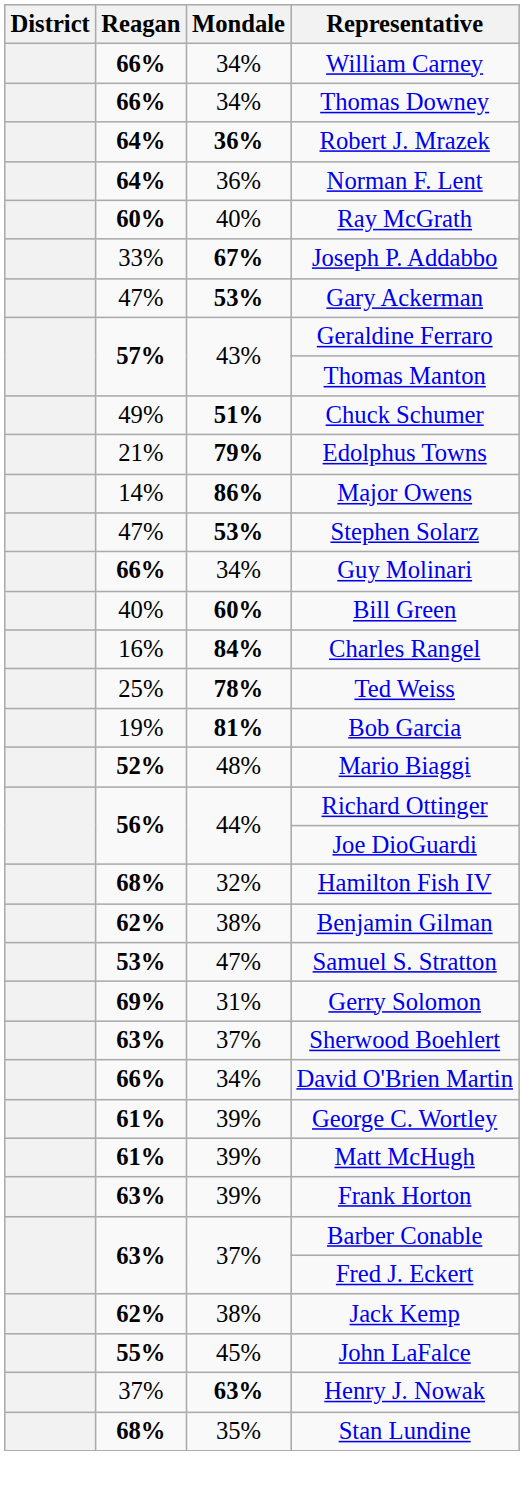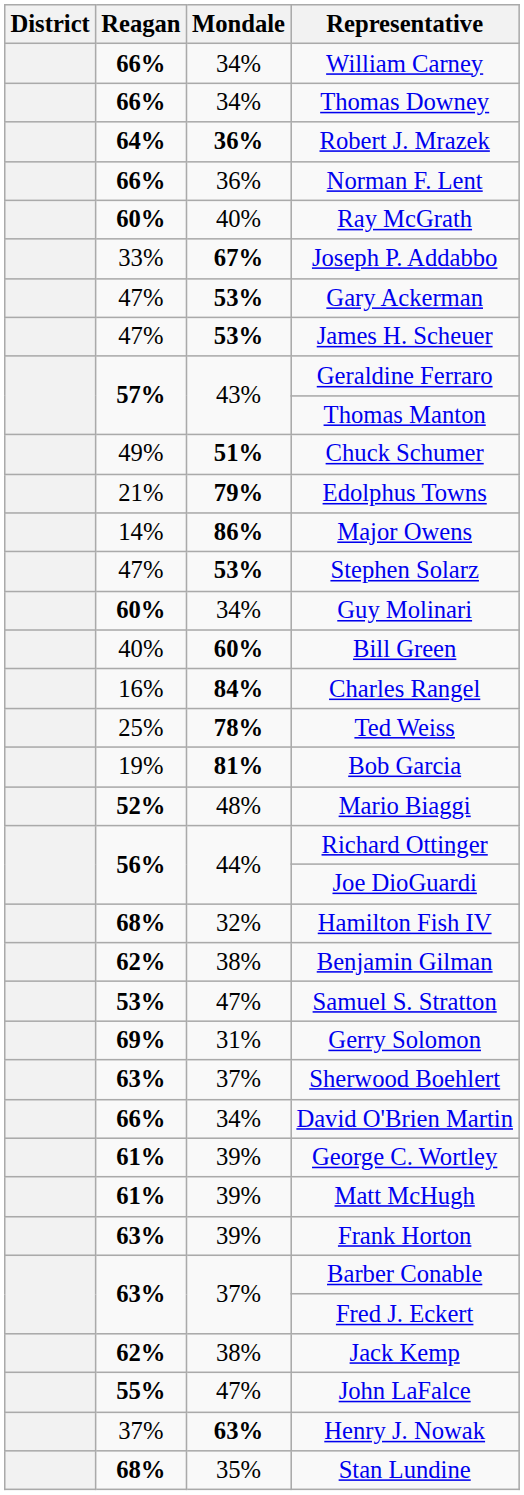(141, 180) 64% -> (141, 180) 66%
+ row: (405, 336)
(141, 571) 66% -> (141, 610) 60%
(238, 1352) 45% -> (238, 1391) 47%
